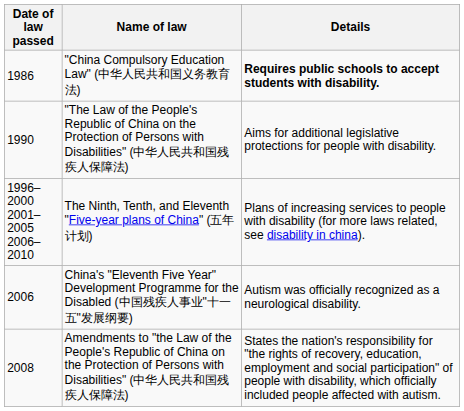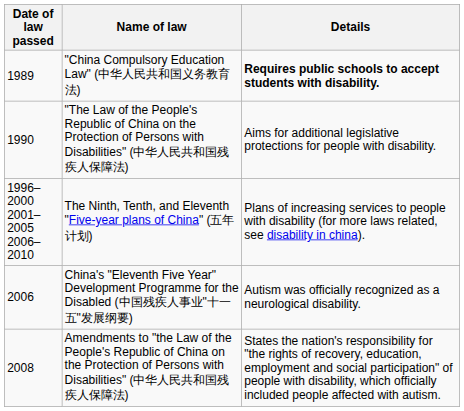(20, 75) 1986 -> (20, 75) 1989
